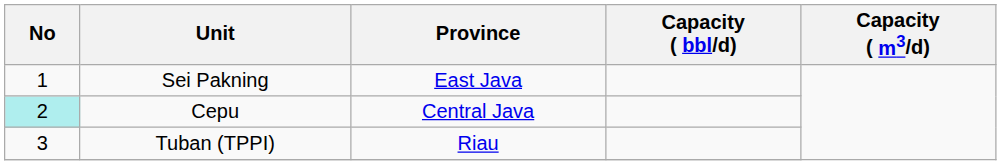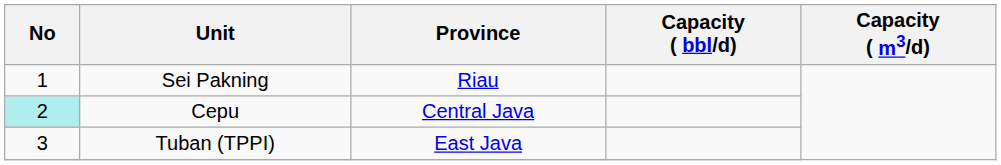(478, 79) East Java -> (478, 79) Riau
(478, 143) Riau -> (478, 143) East Java
